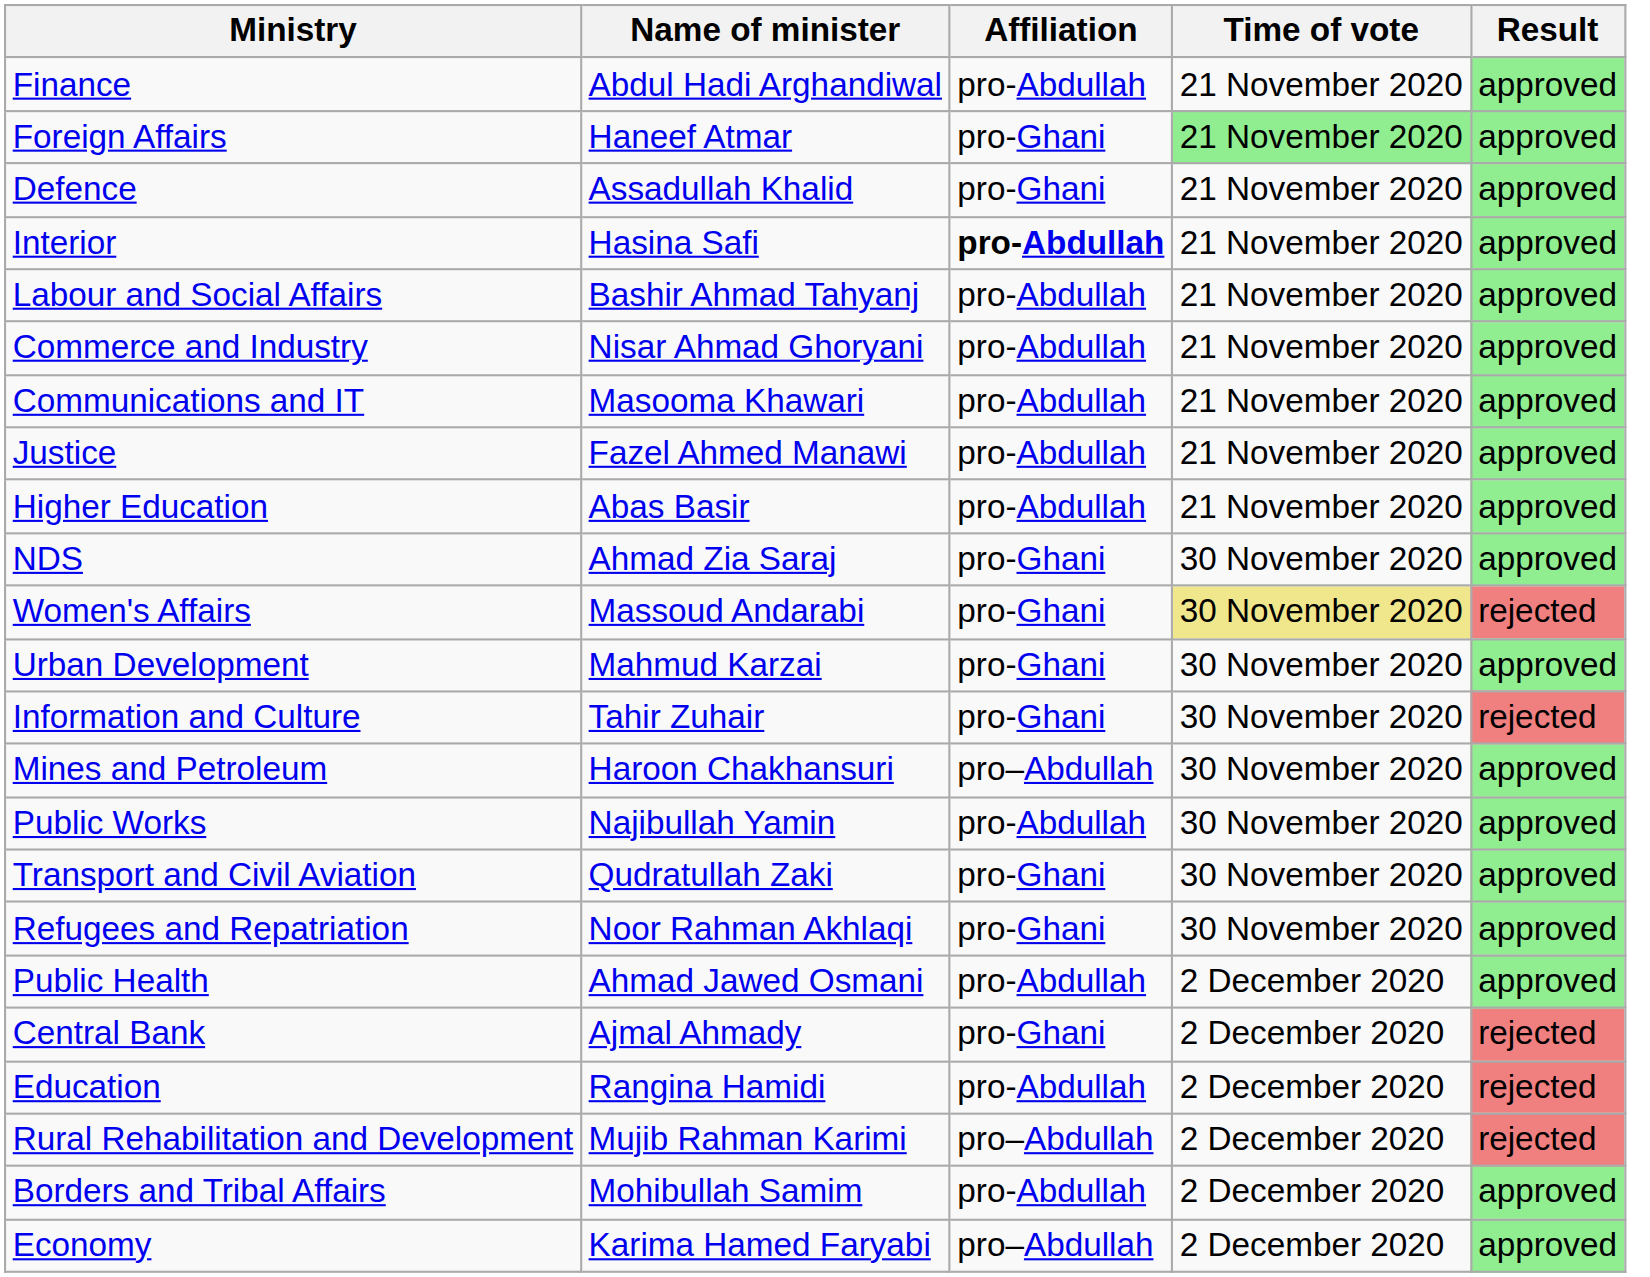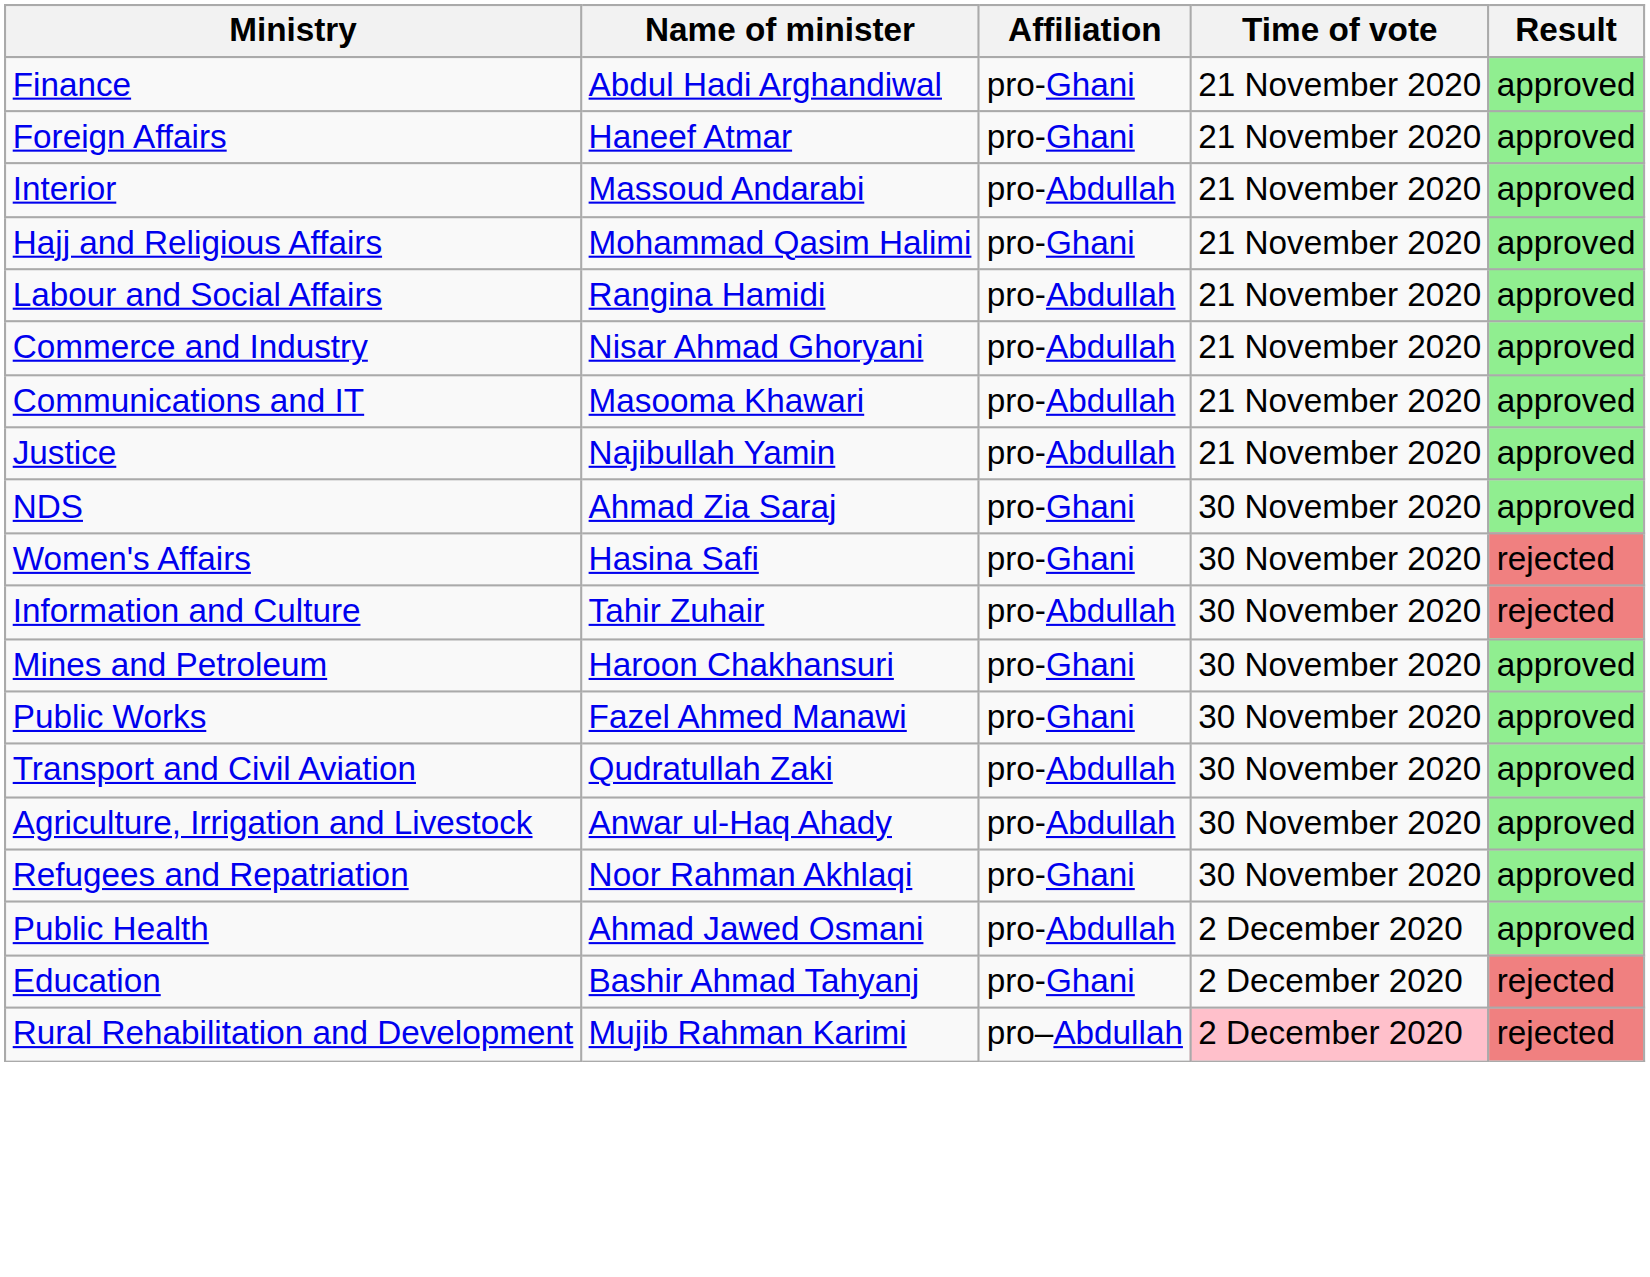(1052, 83) pro-Abdullah -> (1061, 83) pro-Ghani
(1321, 136) lightgreen background -> (1340, 136) no background
- row: (75, 189)
(674, 242) Hasina Safi -> (726, 189) Massoud Andarabi
(1061, 242) bold -> (1081, 189) normal
+ row: (197, 242)
(754, 294) Bashir Ahmad Tahyanj -> (707, 294) Rangina Hamidi
(748, 453) Fazel Ahmed Manawi -> (712, 453) Najibullah Yamin
- row: (140, 505)
(726, 611) Massoud Andarabi -> (674, 558) Hasina Safi
(1321, 611) khaki background -> (1340, 558) no background
- row: (161, 664)
(1031, 717) pro-Ghani -> (1081, 611) pro-Abdullah
(1055, 769) pro–Abdullah -> (1061, 664) pro-Ghani
(712, 822) Najibullah Yamin -> (748, 717) Fazel Ahmed Manawi
(1052, 822) pro-Abdullah -> (1061, 717) pro-Ghani
(1031, 875) pro-Ghani -> (1081, 769) pro-Abdullah
+ row: (273, 822)
- row: (109, 1033)
(707, 1086) Rangina Hamidi -> (754, 980) Bashir Ahmad Tahyanj
(1052, 1086) pro-Abdullah -> (1061, 980) pro-Ghani
(1312, 1139) no background -> (1331, 1033) pink background
- row: (199, 1192)
- row: (82, 1244)
